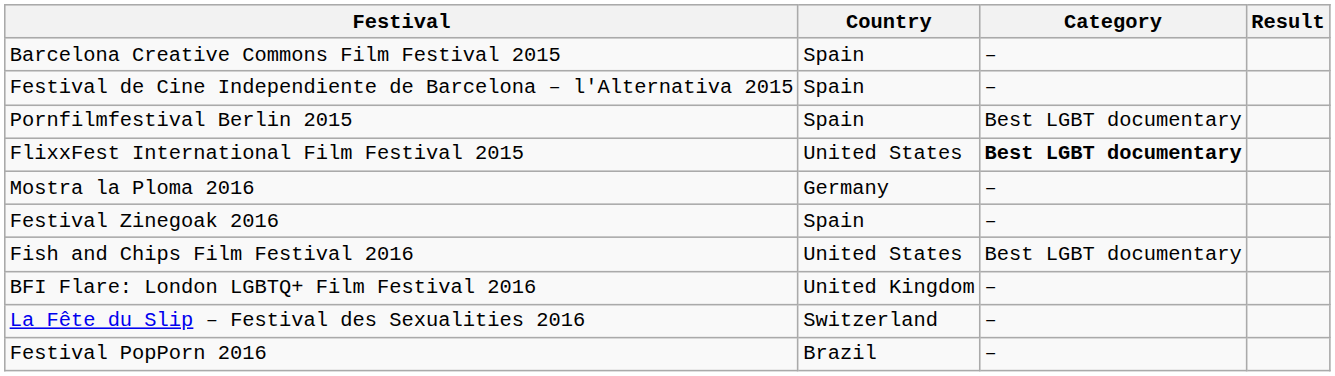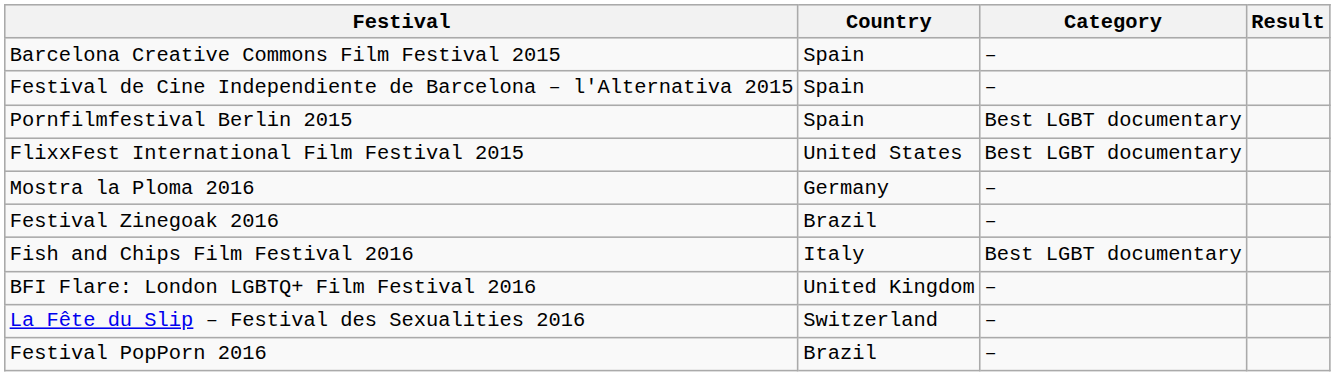(1113, 154) bold -> (1113, 154) normal
(834, 221) Spain -> (840, 221) Brazil
(883, 254) United States -> (834, 254) Italy
